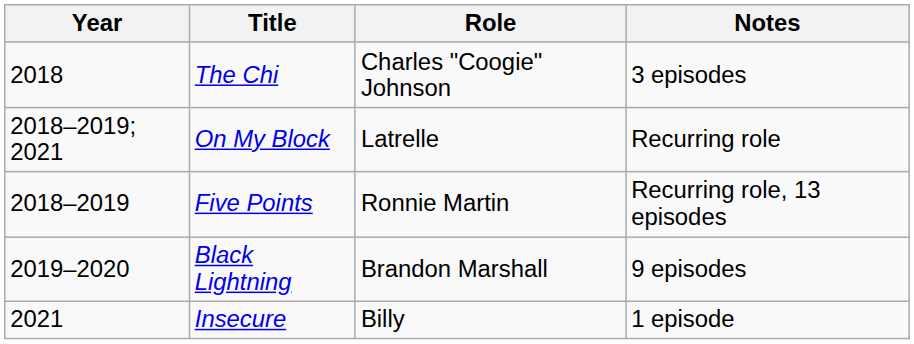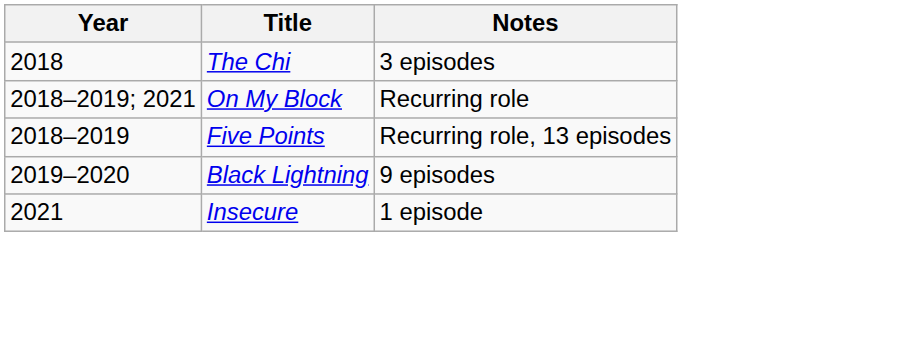- column: (491, 23)
